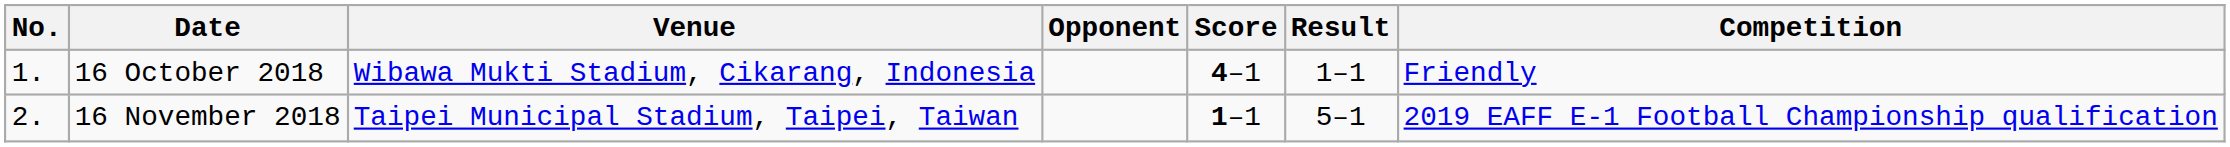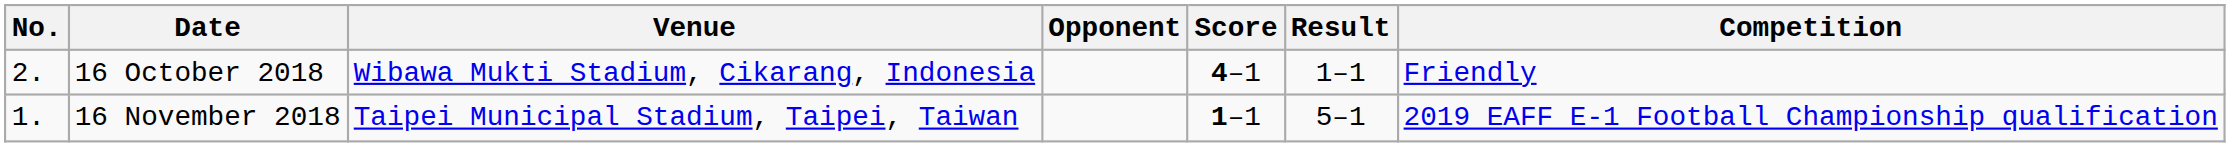(28, 73) 1. -> (28, 73) 2.
(28, 118) 2. -> (28, 118) 1.
